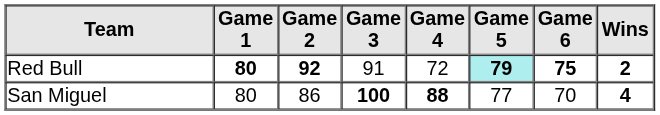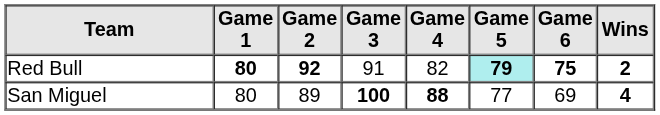(437, 68) 72 -> (437, 68) 82
(310, 95) 86 -> (310, 95) 89
(565, 95) 70 -> (565, 95) 69
